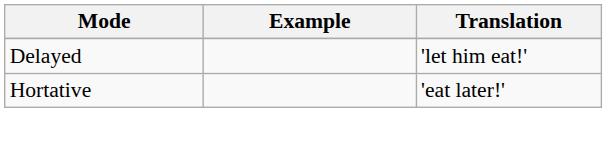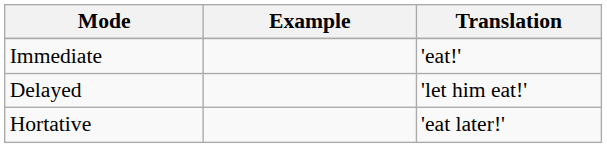+ row: (56, 55)
